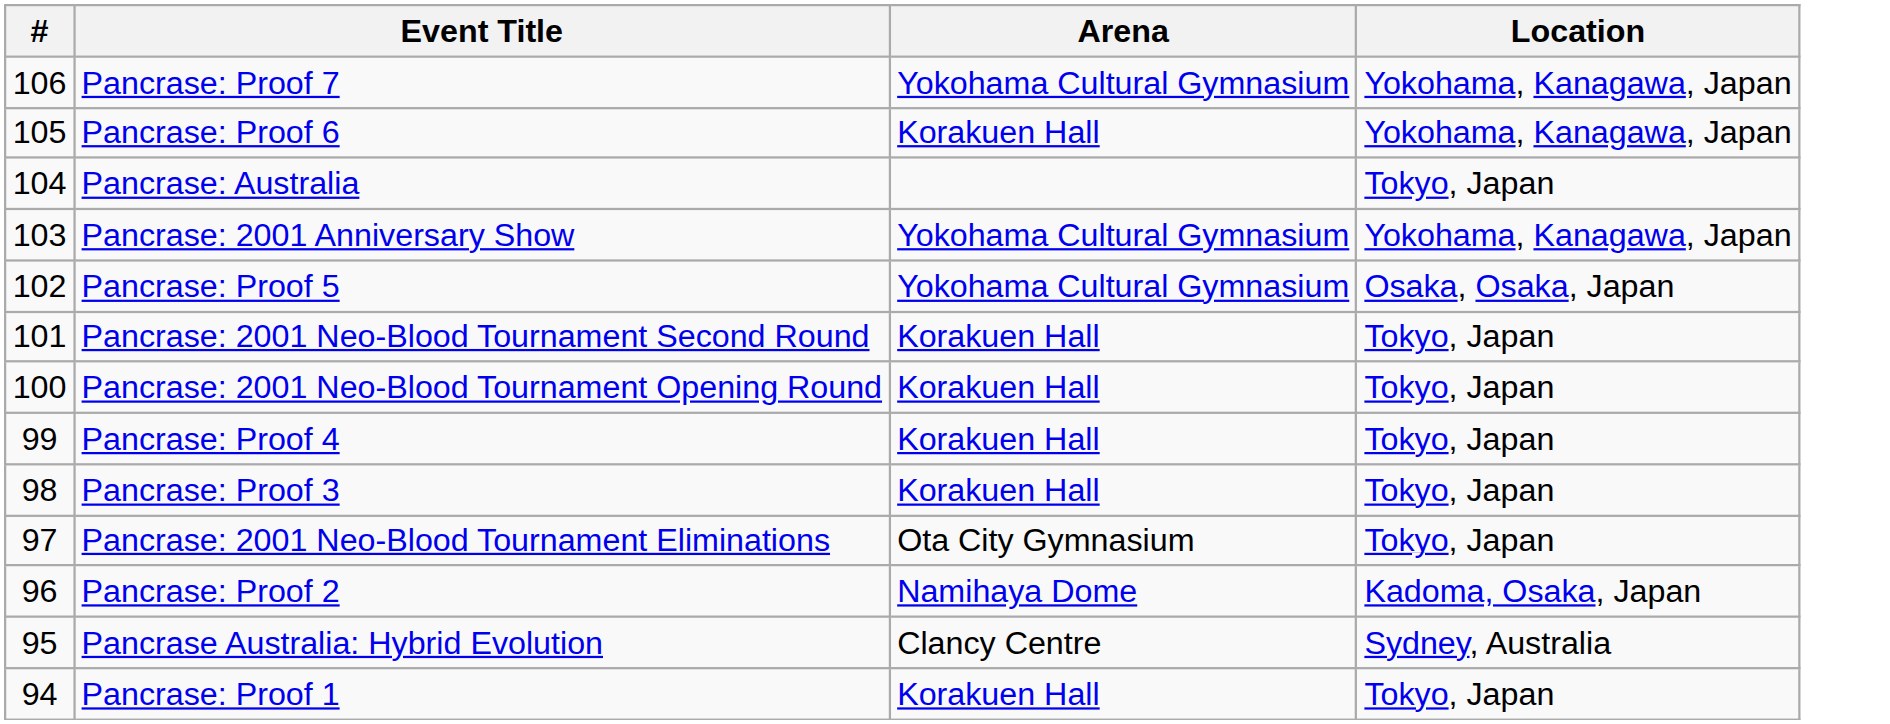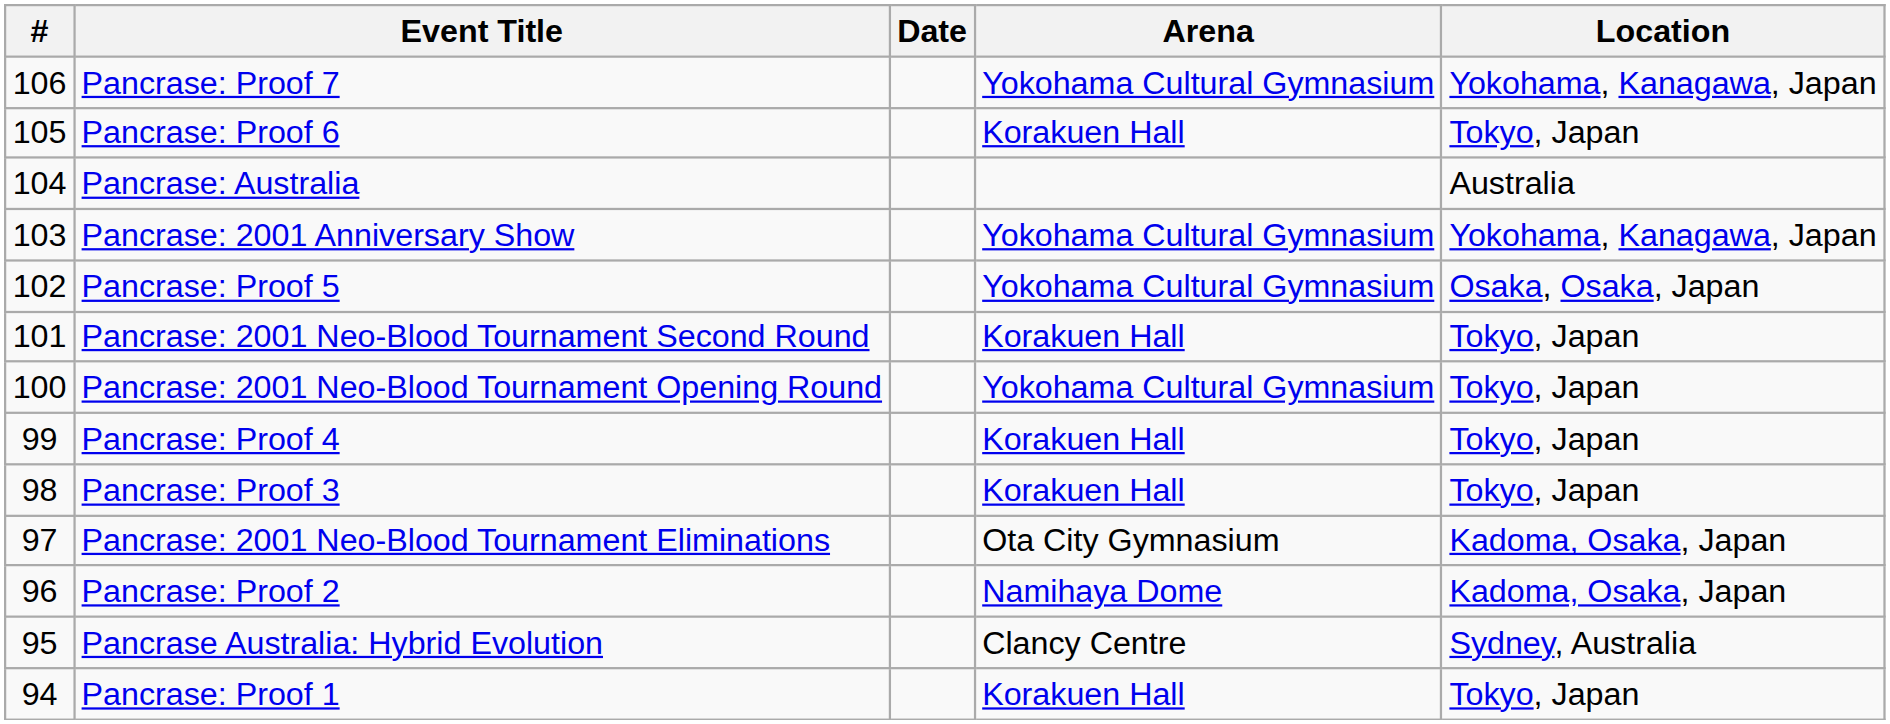+ column: (932, 31)
(1578, 133) Yokohama, Kanagawa, Japan -> (1544, 133) Tokyo, Japan
(1459, 184) Tokyo, Japan -> (1512, 184) Australia
(998, 388) Korakuen Hall -> (1208, 388) Yokohama Cultural Gymnasium
(1459, 541) Tokyo, Japan -> (1618, 541) Kadoma, Osaka, Japan
